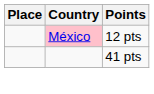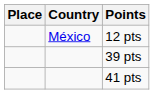(69, 36) pink background -> (69, 36) no background
+ row: (123, 57)
